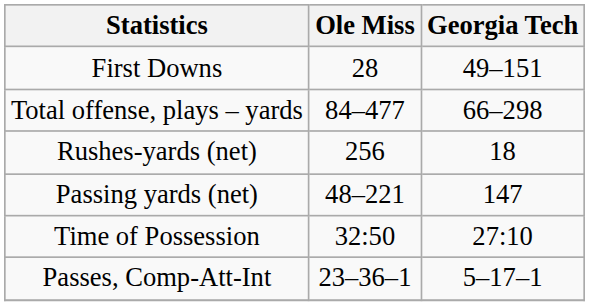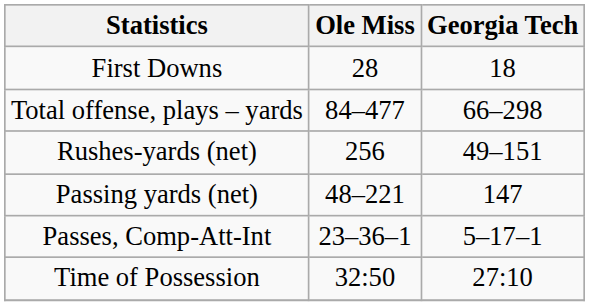(503, 67) 49–151 -> (503, 67) 18
(503, 151) 18 -> (503, 151) 49–151
rows swapped: (157, 278) <-> (157, 236)
